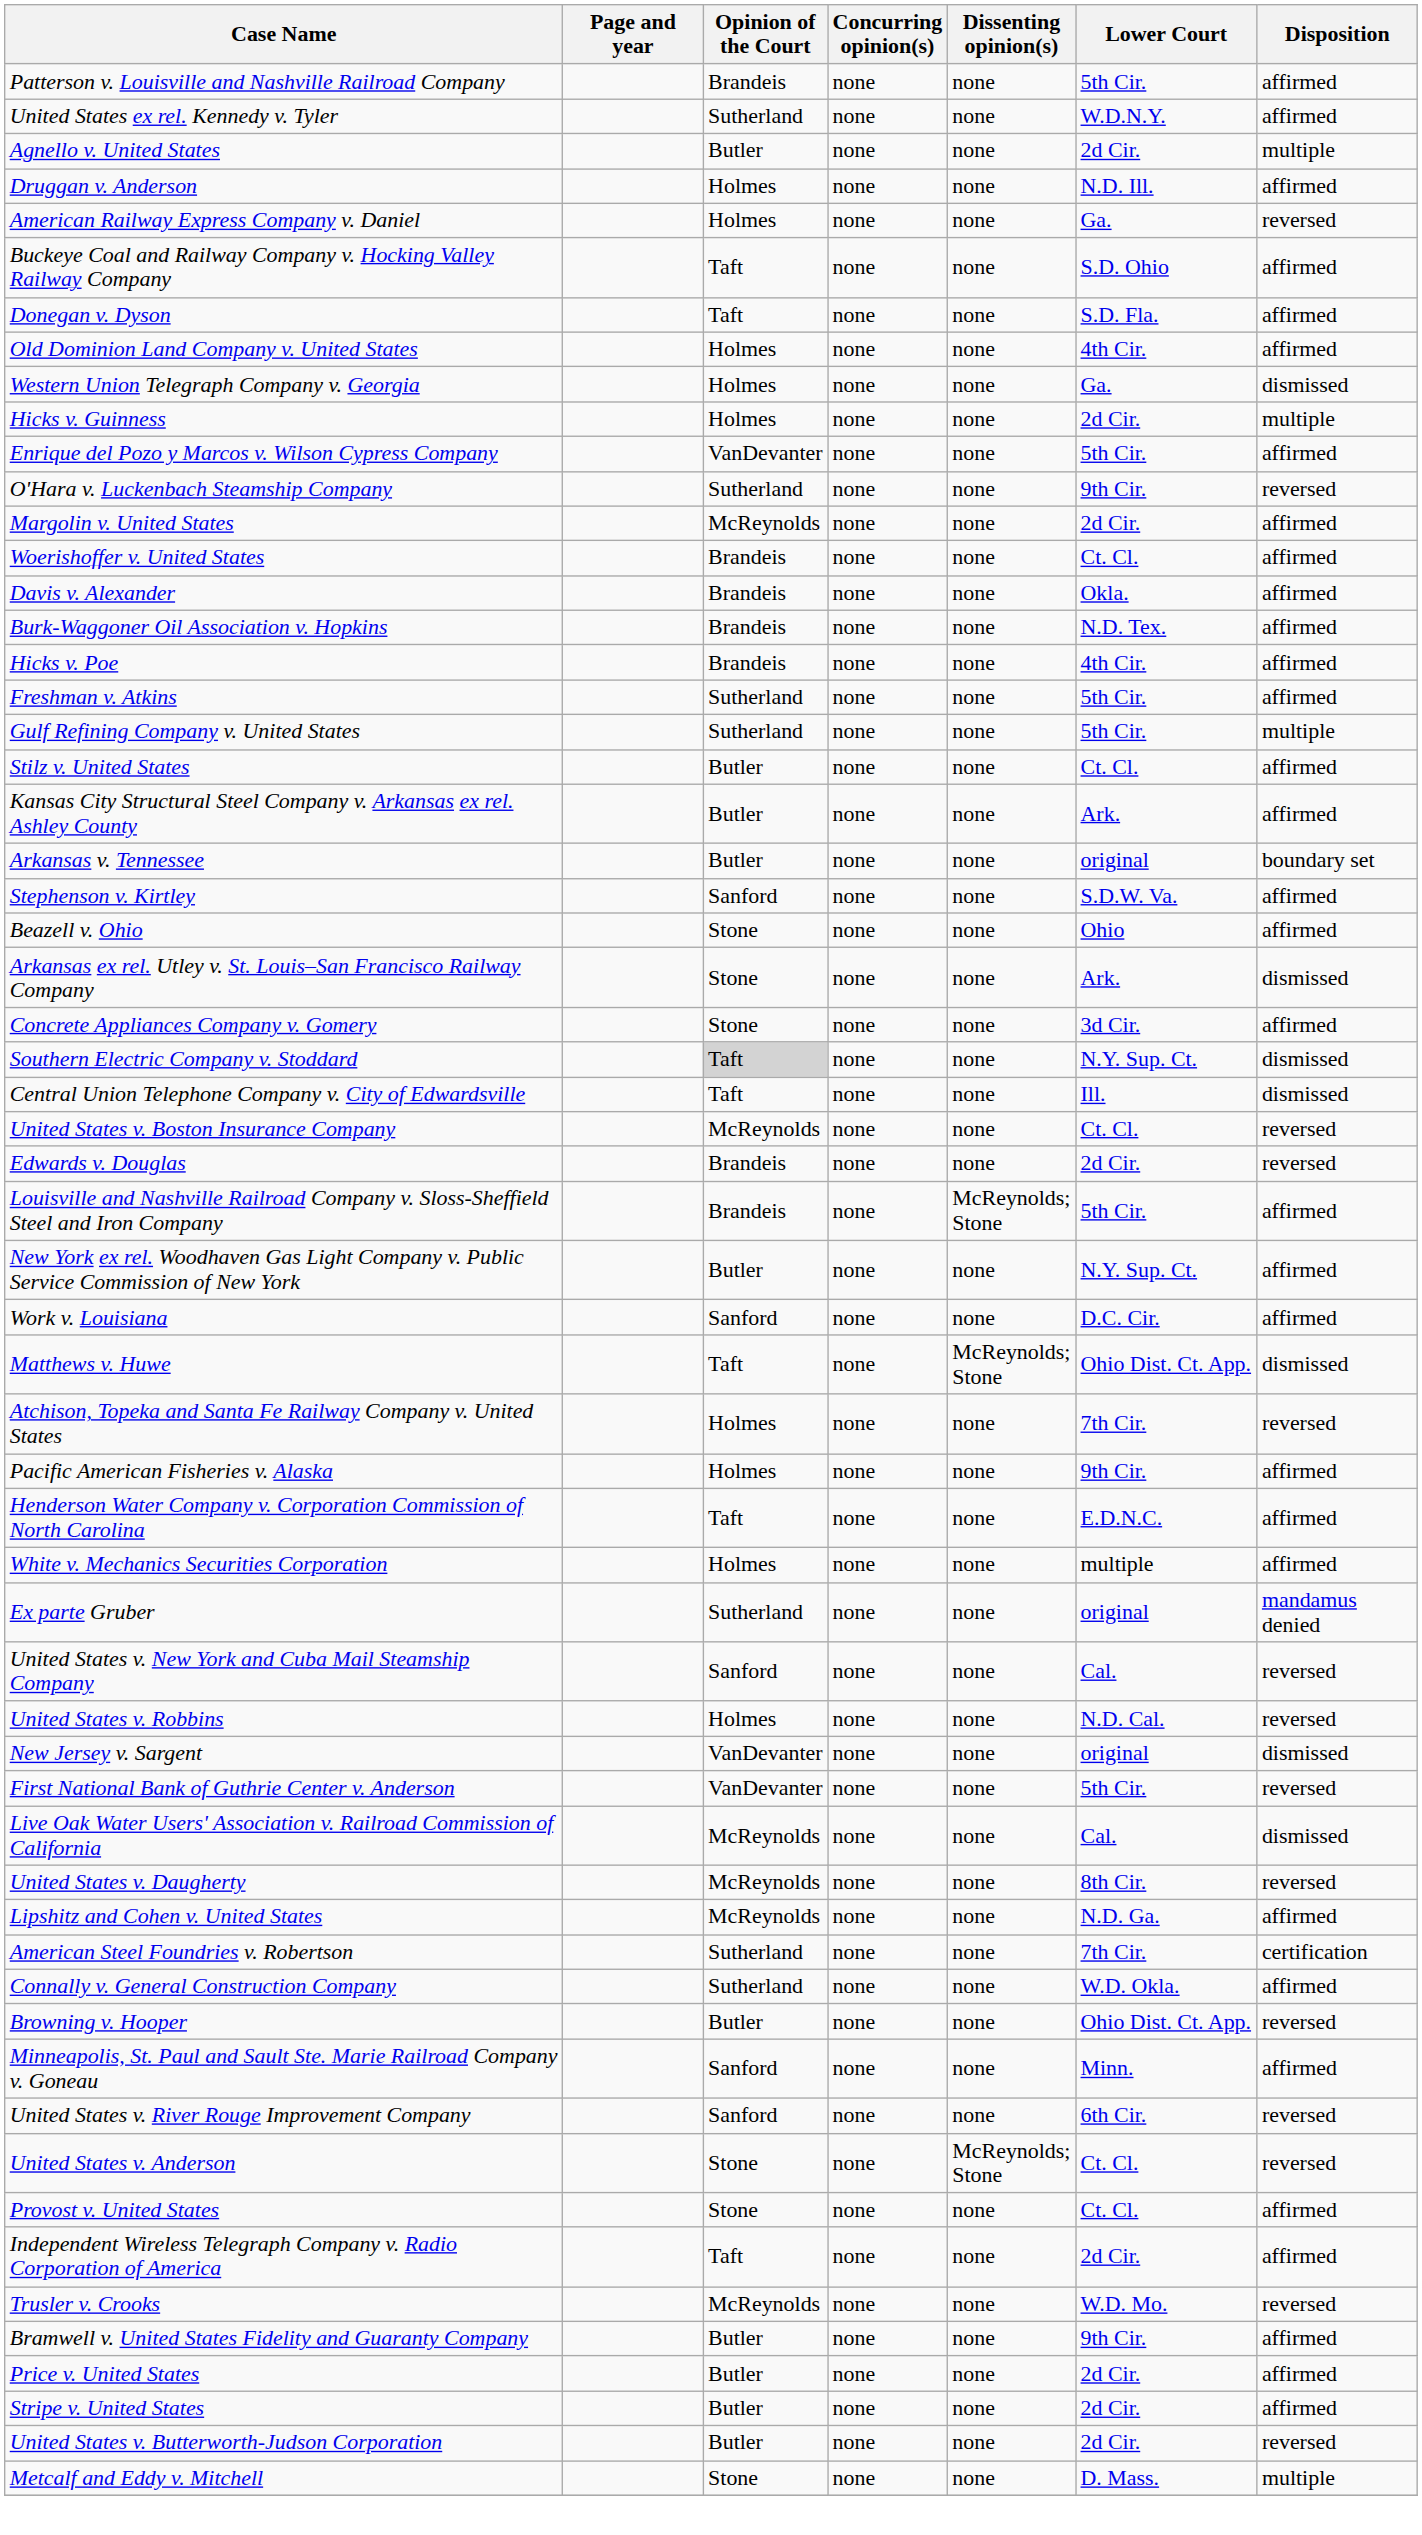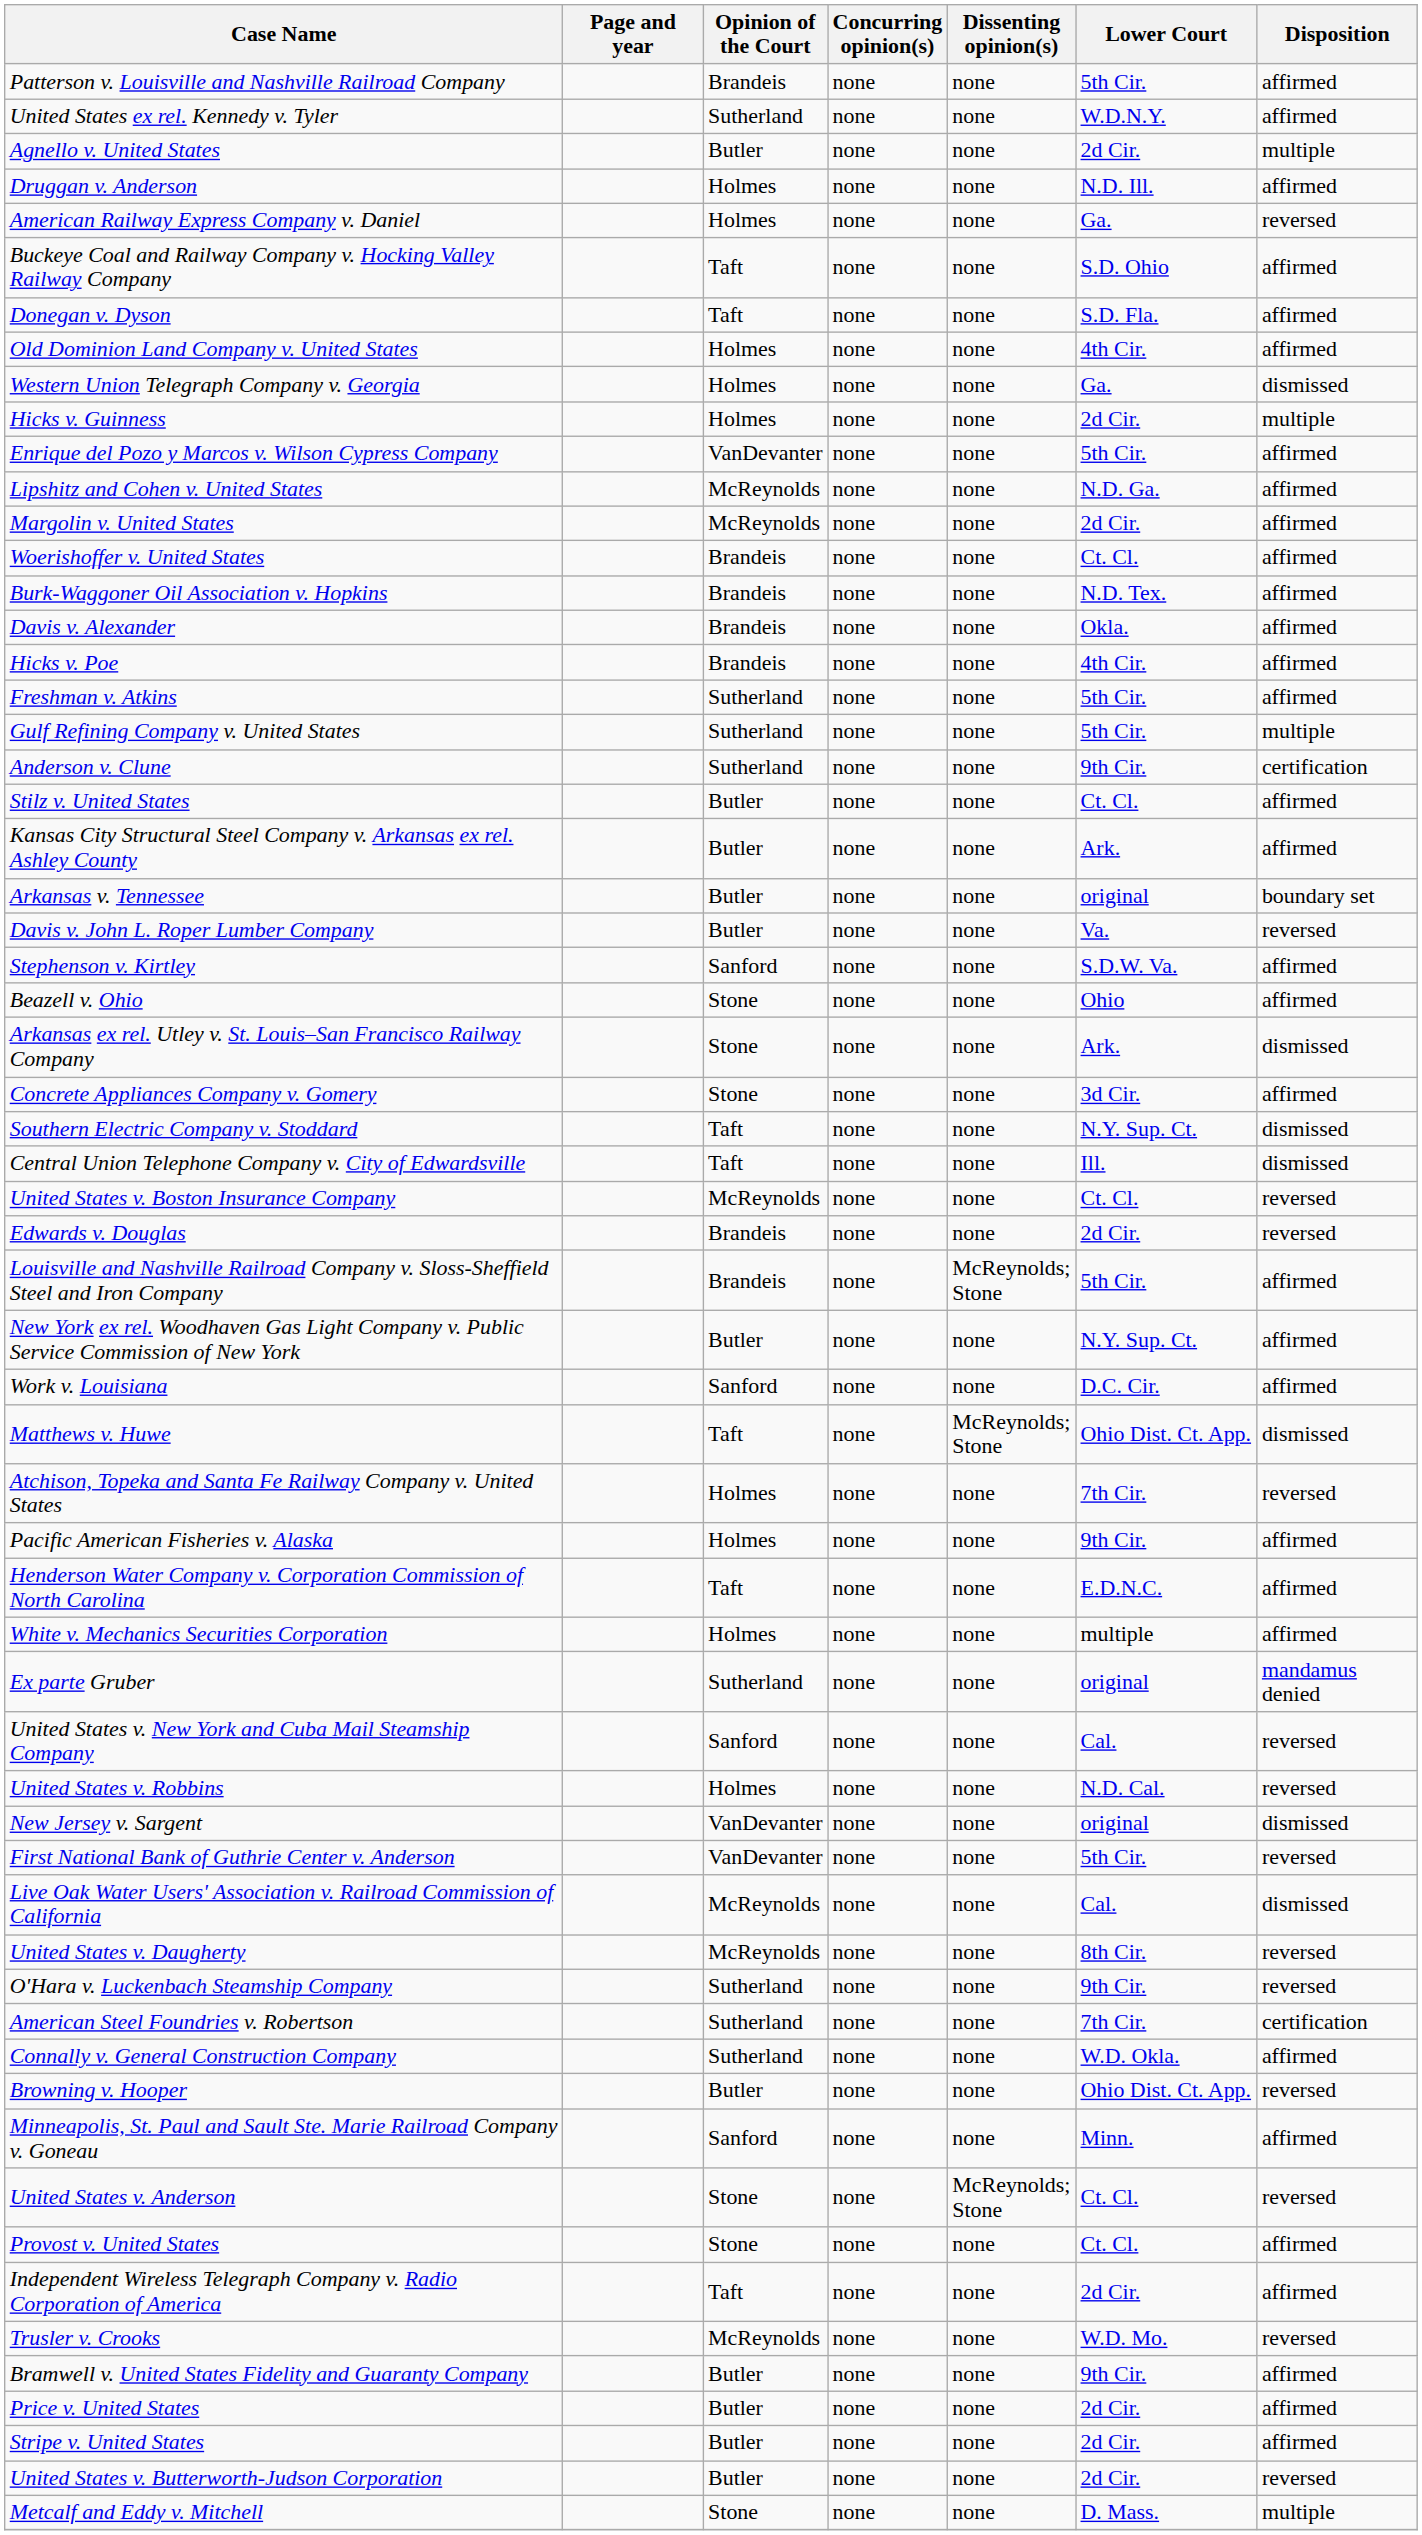rows swapped: (166, 1916) <-> (201, 488)
rows swapped: (199, 627) <-> (92, 592)
+ row: (90, 766)
+ row: (192, 930)
(726, 1059) lightgrey background -> (726, 1128) no background
- row: (240, 2115)
